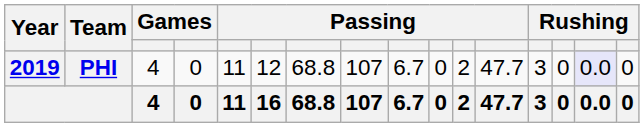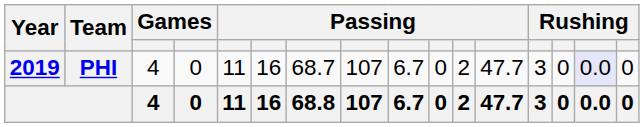(269, 68) 12 -> (269, 68) 16
(313, 68) 68.8 -> (313, 68) 68.7
